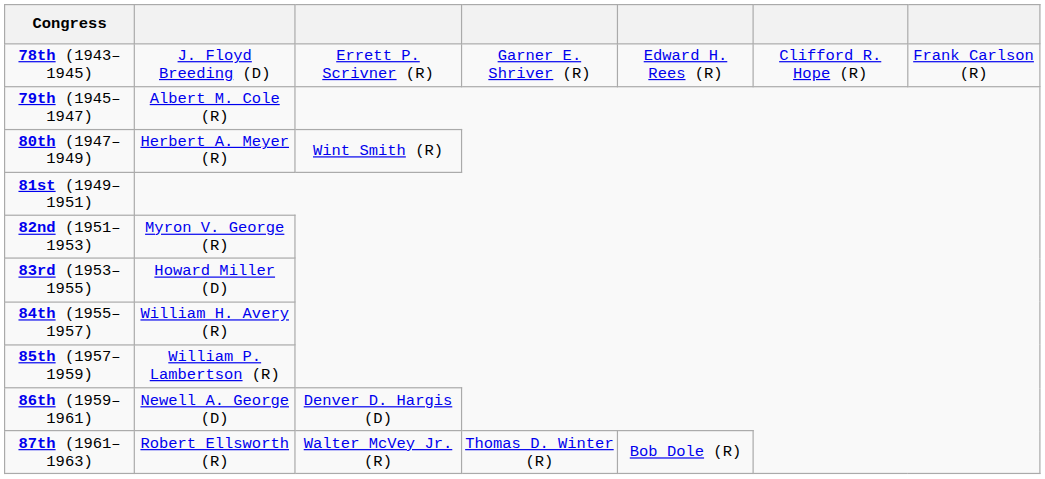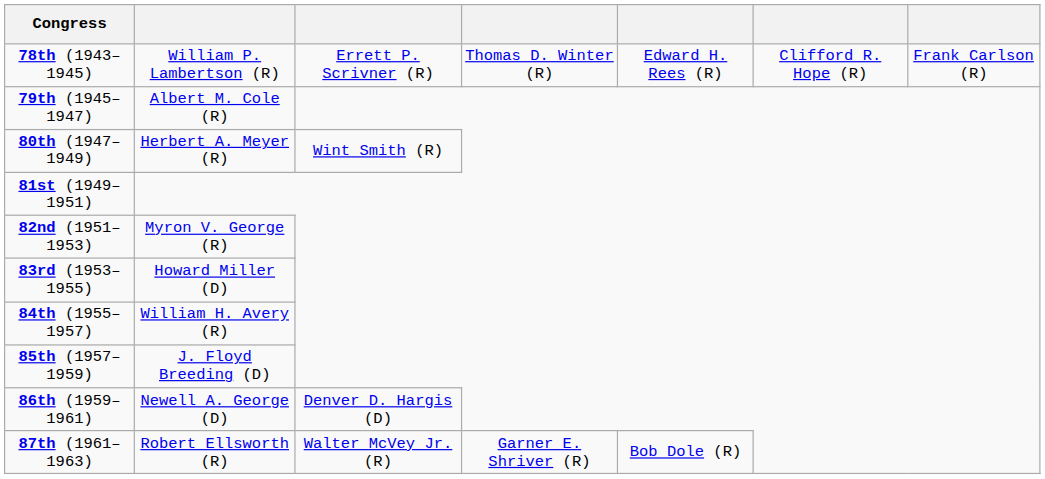(215, 65) J. Floyd Breeding (D) -> (215, 65) William P. Lambertson (R)
(539, 65) Garner E. Shriver (R) -> (539, 65) Thomas D. Winter (R)
(215, 366) William P. Lambertson (R) -> (215, 366) J. Floyd Breeding (D)
(539, 452) Thomas D. Winter (R) -> (539, 452) Garner E. Shriver (R)
